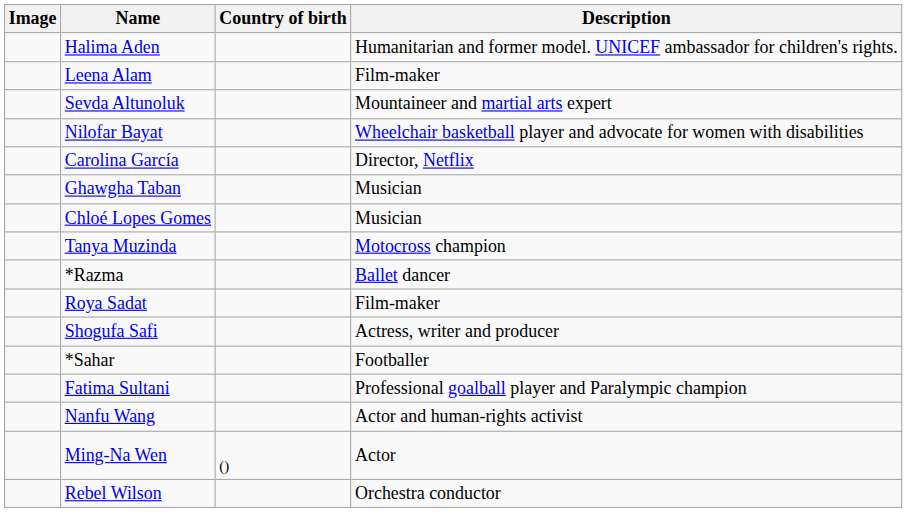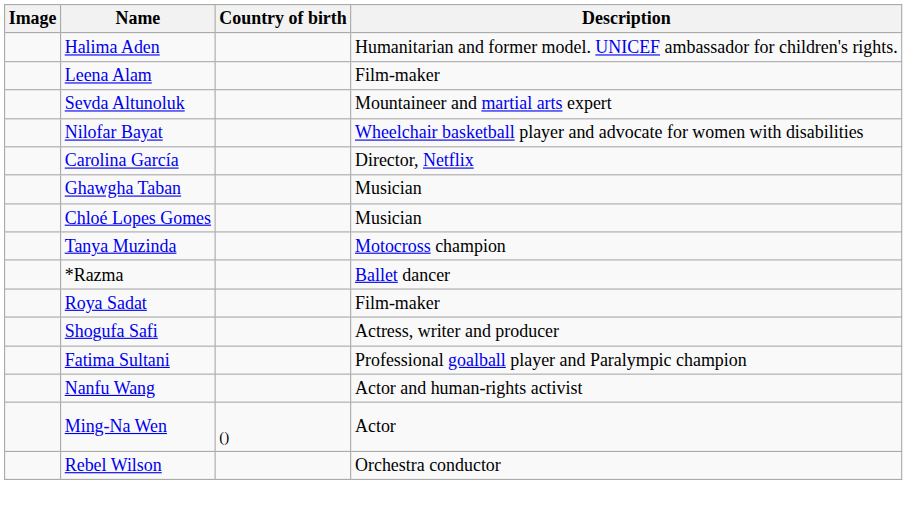- row: (90, 359)
